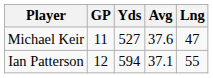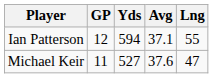rows swapped: (46, 61) <-> (46, 38)
